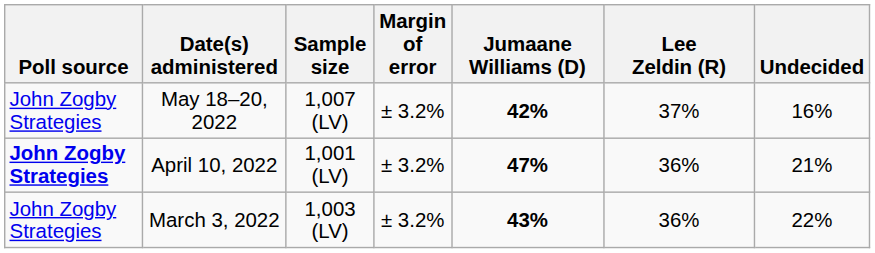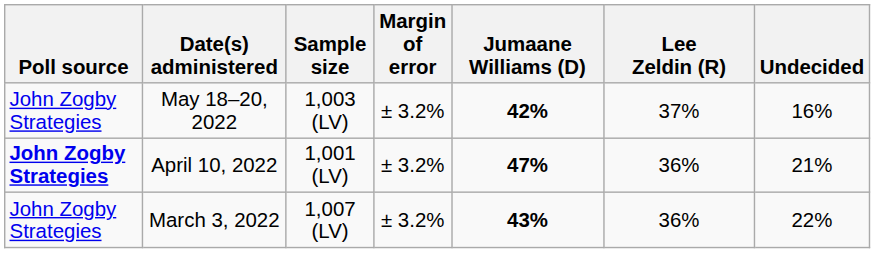(330, 110) 1,007 (LV) -> (330, 110) 1,003 (LV)
(330, 220) 1,003 (LV) -> (330, 220) 1,007 (LV)
